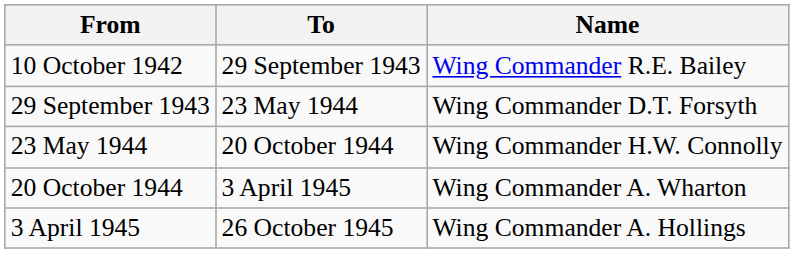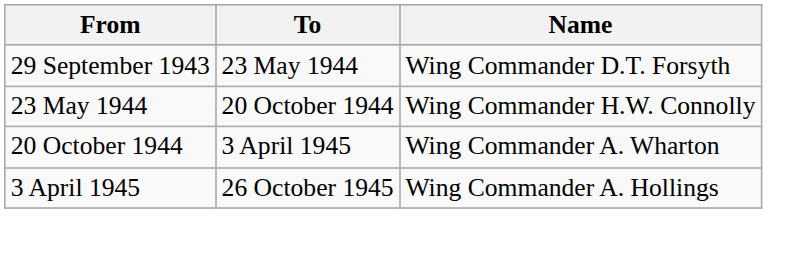- row: (97, 65)
